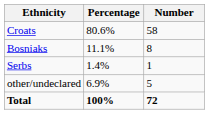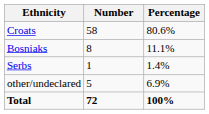columns swapped: (174, 13) <-> (114, 13)
